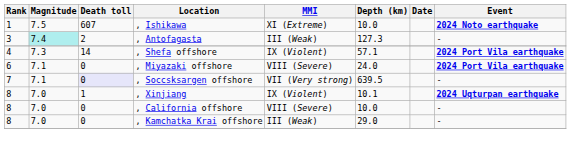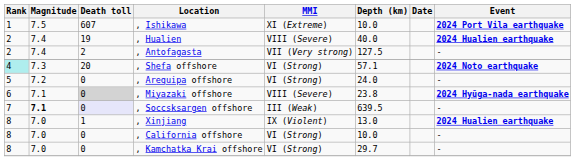(487, 25) 2024 Noto earthquake -> (500, 25) 2024 Port Vila earthquake
+ row: (158, 39)
(9, 39) 3 -> (9, 53) 2
(38, 39) paleturquoise background -> (38, 53) no background
(292, 39) III (Weak) -> (310, 53) VII (Very strong)
(370, 39) 127.3 -> (370, 53) 127.5
(9, 53) no background -> (9, 66) paleturquoise background
(86, 53) 14 -> (86, 66) 20
(297, 53) IX (Violent) -> (295, 66) VI (Strong)
(500, 53) 2024 Port Vila earthquake -> (487, 66) 2024 Noto earthquake
+ row: (184, 80)
(83, 66) no background -> (83, 94) lightgrey background
(367, 66) 24.0 -> (367, 94) 23.8
(500, 66) 2024 Port Vila earthquake -> (503, 94) 2024 Hyūga-nada earthquake
(38, 80) normal -> (38, 108) bold
(310, 80) VII (Very strong) -> (292, 108) III (Weak)
(367, 94) 10.1 -> (367, 121) 13.0
(497, 94) 2024 Uqturpan earthquake -> (495, 121) 2024 Hualien earthquake
(300, 108) VIII (Severe) -> (295, 135) VI (Strong)
(292, 121) III (Weak) -> (295, 149) VI (Strong)
(367, 121) 29.0 -> (367, 149) 29.7
